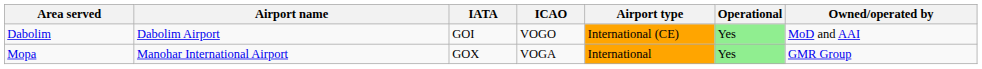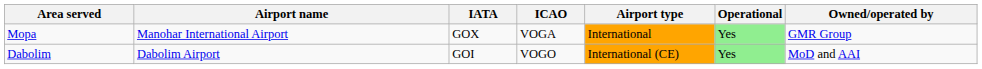rows swapped: (29, 34) <-> (22, 53)
